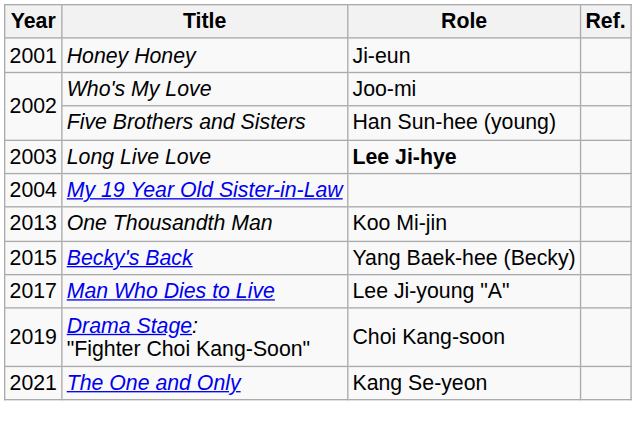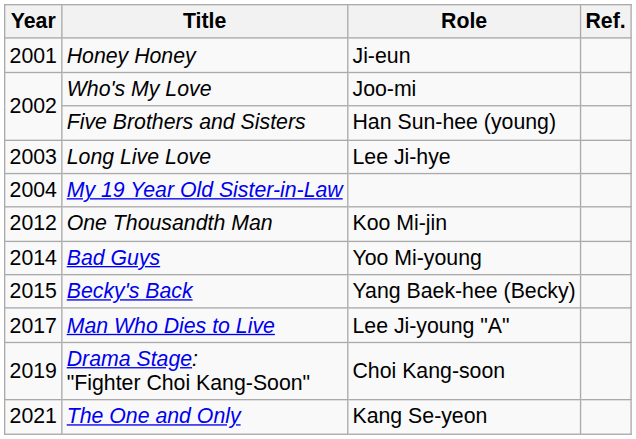(405, 156) bold -> (402, 156) normal
(33, 223) 2013 -> (33, 223) 2012
+ row: (113, 257)
